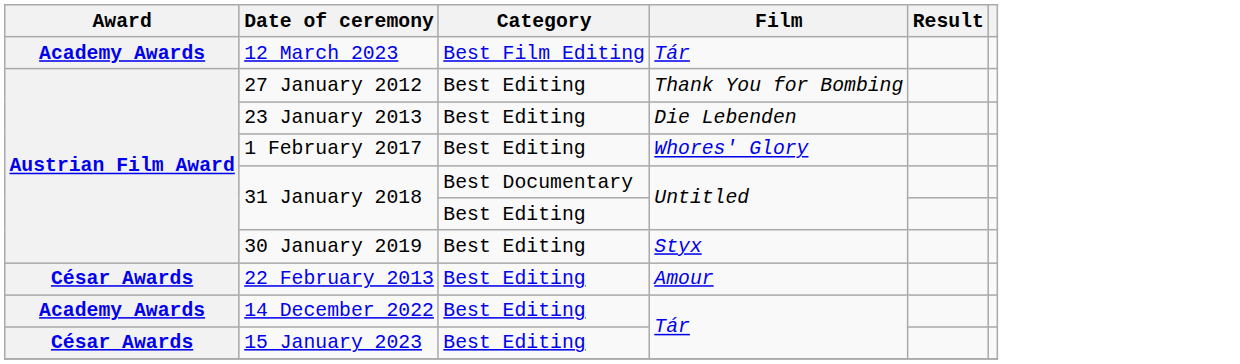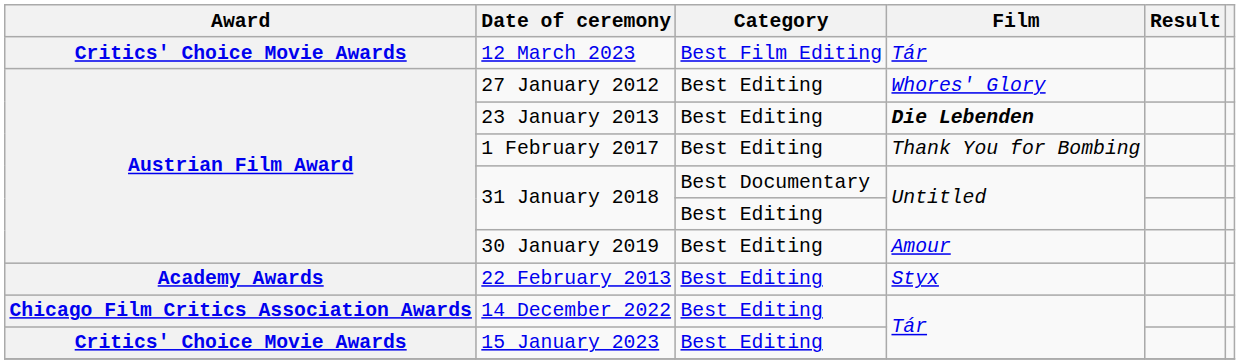(122, 53) Academy Awards -> (241, 53) Critics' Choice Movie Awards
(779, 85) Thank You for Bombing -> (969, 85) Whores' Glory
(725, 117) normal -> (963, 117) bold
(731, 150) Whores' Glory -> (1016, 150) Thank You for Bombing
(678, 246) Styx -> (921, 246) Amour
(122, 279) César Awards -> (241, 279) Academy Awards
(684, 279) Amour -> (915, 279) Styx
(122, 311) Academy Awards -> (241, 311) Chicago Film Critics Association Awards
(122, 343) César Awards -> (241, 343) Critics' Choice Movie Awards
